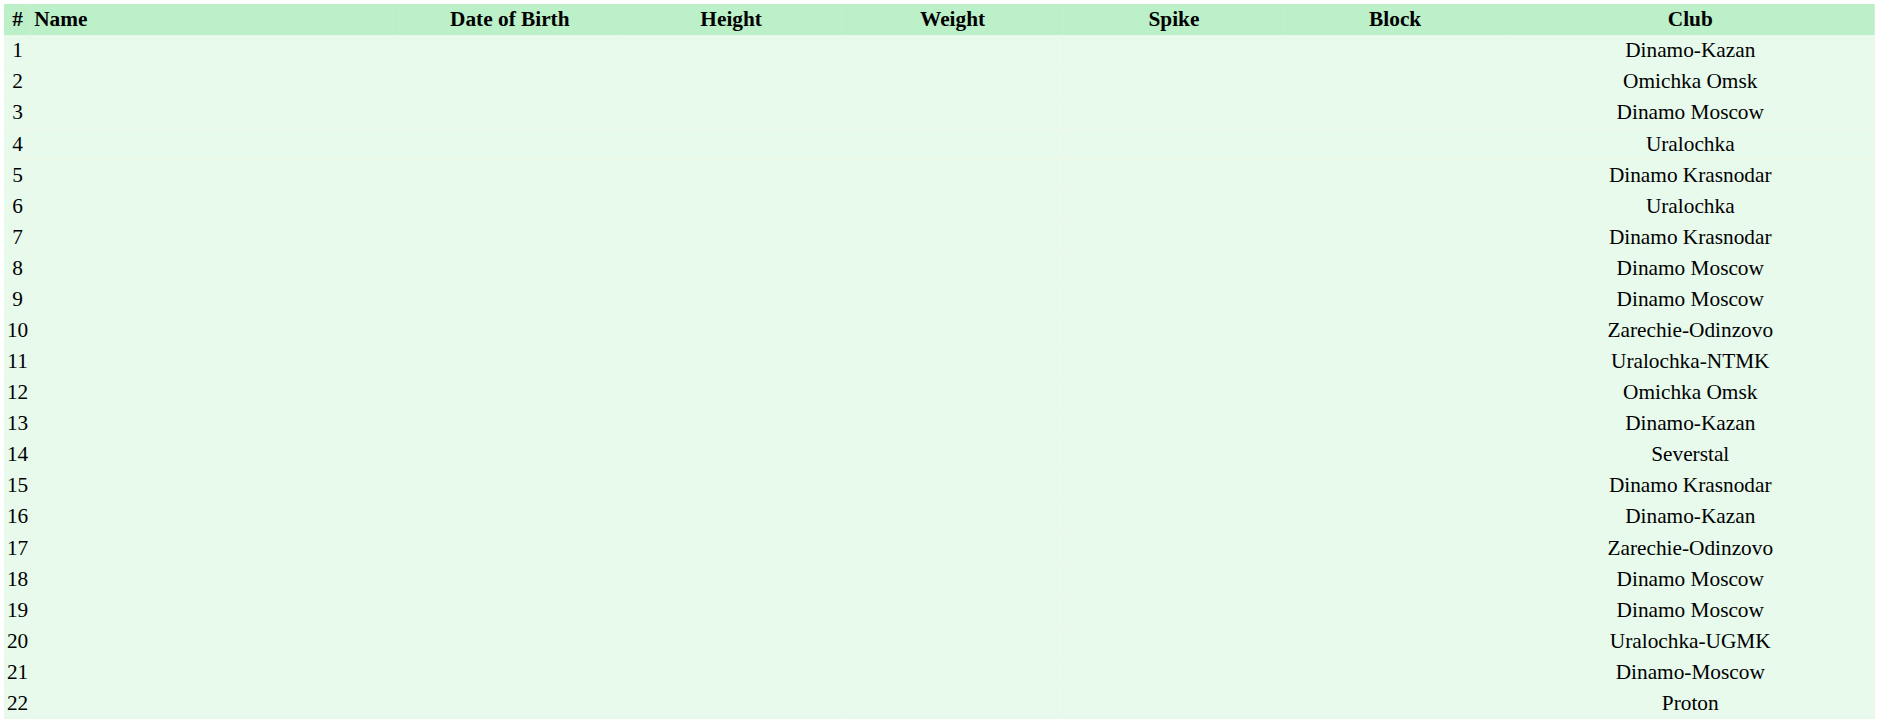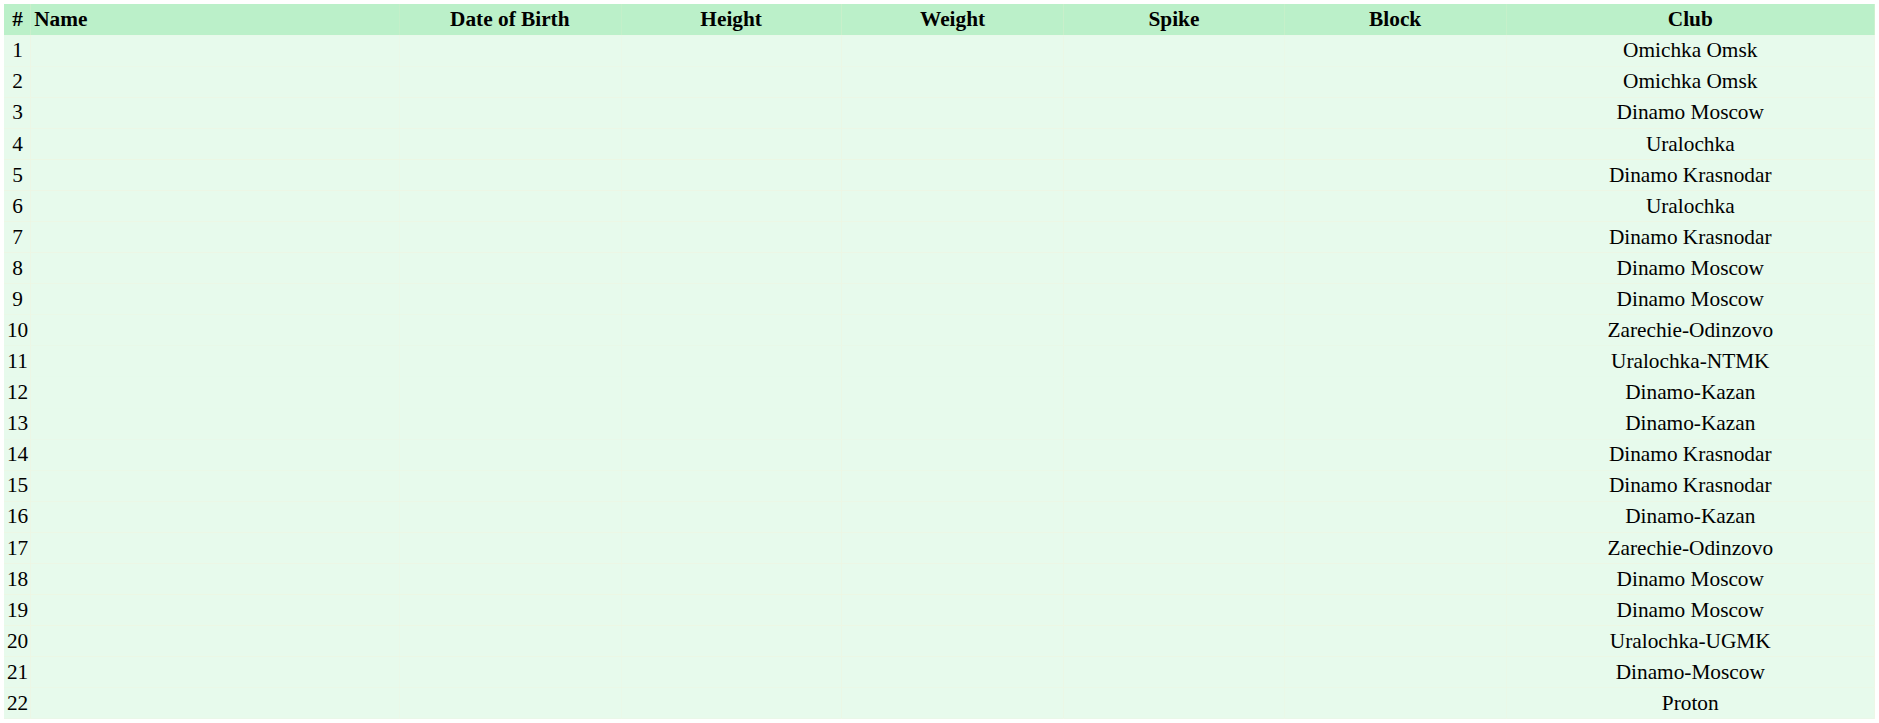(1690, 50) Dinamo-Kazan -> (1690, 50) Omichka Omsk
(1690, 392) Omichka Omsk -> (1690, 392) Dinamo-Kazan
(1690, 454) Severstal -> (1690, 454) Dinamo Krasnodar
